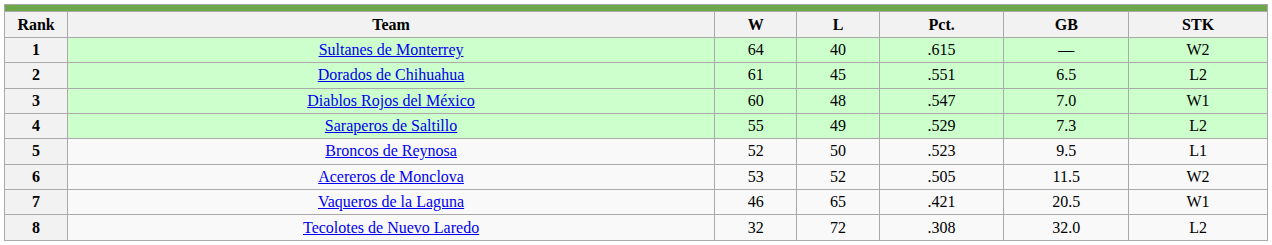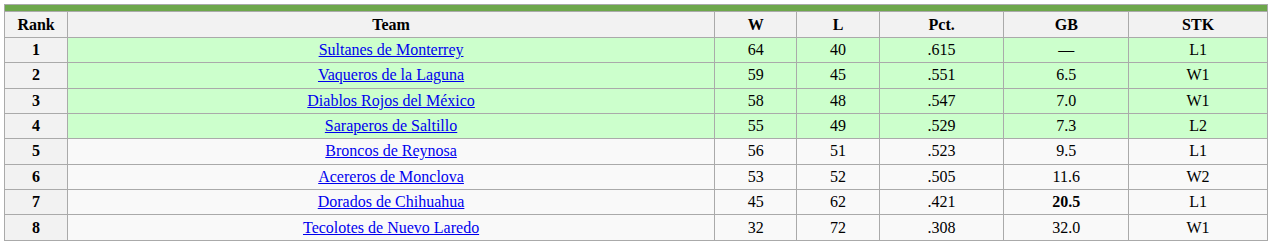(1198, 49) W2 -> (1198, 49) L1
(391, 75) Dorados de Chihuahua -> (391, 75) Vaqueros de la Laguna
(756, 75) 61 -> (756, 75) 59
(1198, 75) L2 -> (1198, 75) W1
(756, 100) 60 -> (756, 100) 58
(756, 151) 52 -> (756, 151) 56
(838, 151) 50 -> (838, 151) 51
(1066, 176) 11.5 -> (1066, 176) 11.6
(391, 202) Vaqueros de la Laguna -> (391, 202) Dorados de Chihuahua
(756, 202) 46 -> (756, 202) 45
(838, 202) 65 -> (838, 202) 62
(1066, 202) normal -> (1066, 202) bold
(1198, 202) W1 -> (1198, 202) L1
(1198, 227) L2 -> (1198, 227) W1
